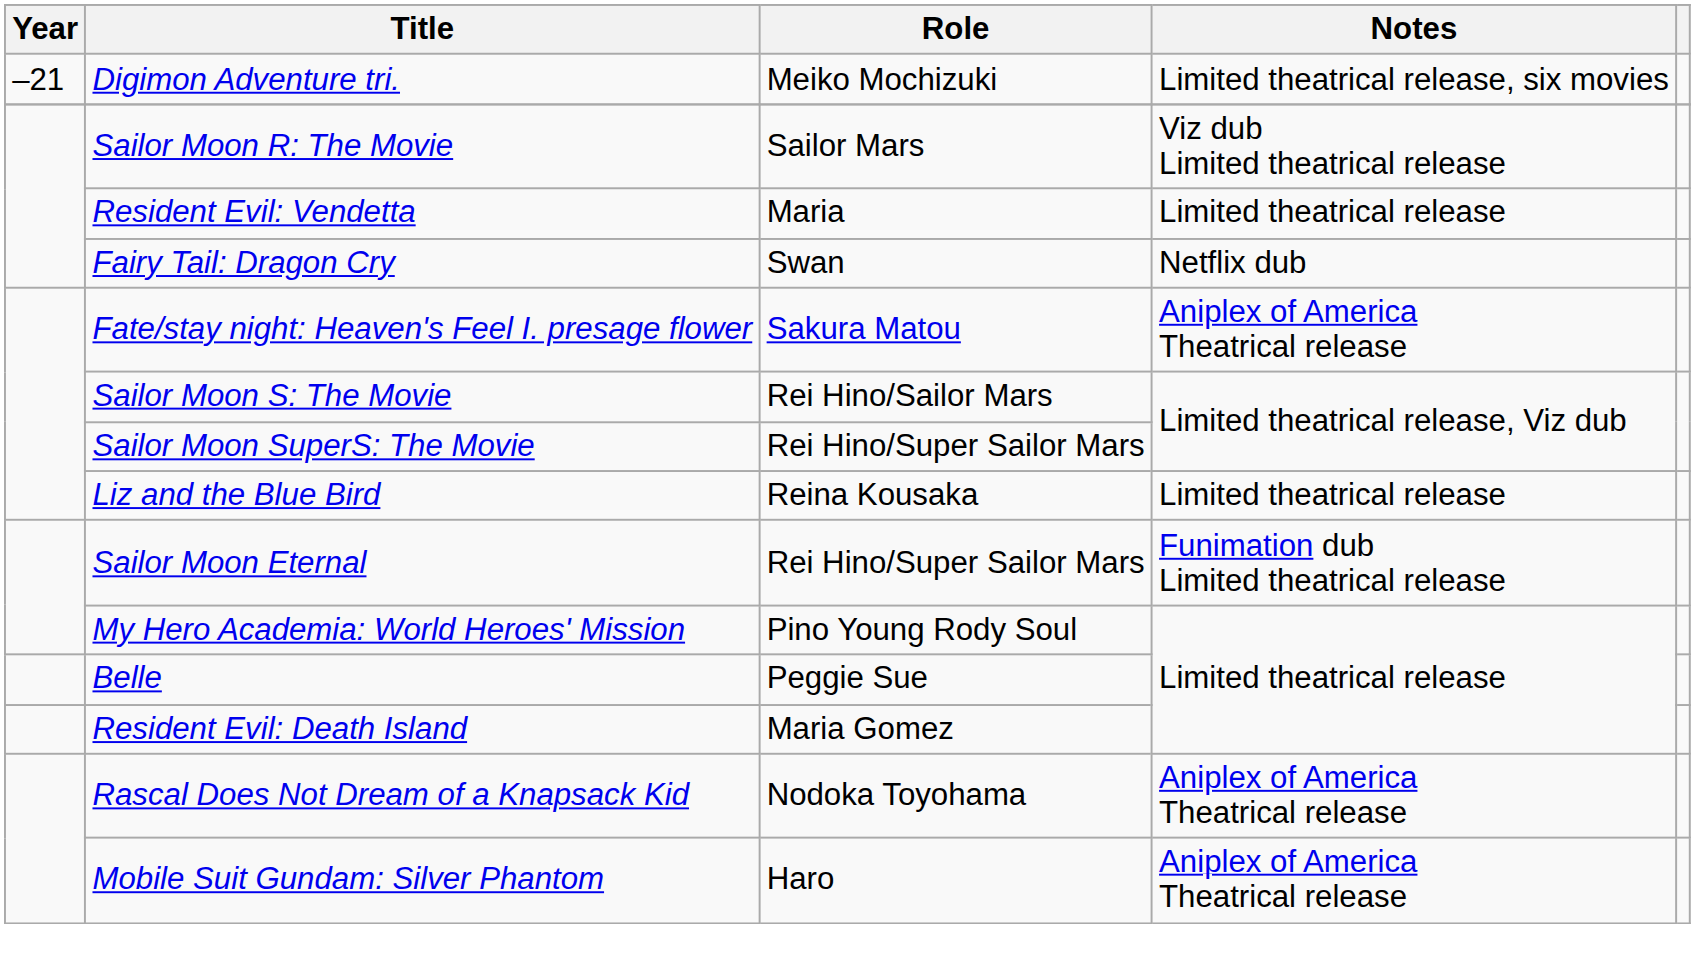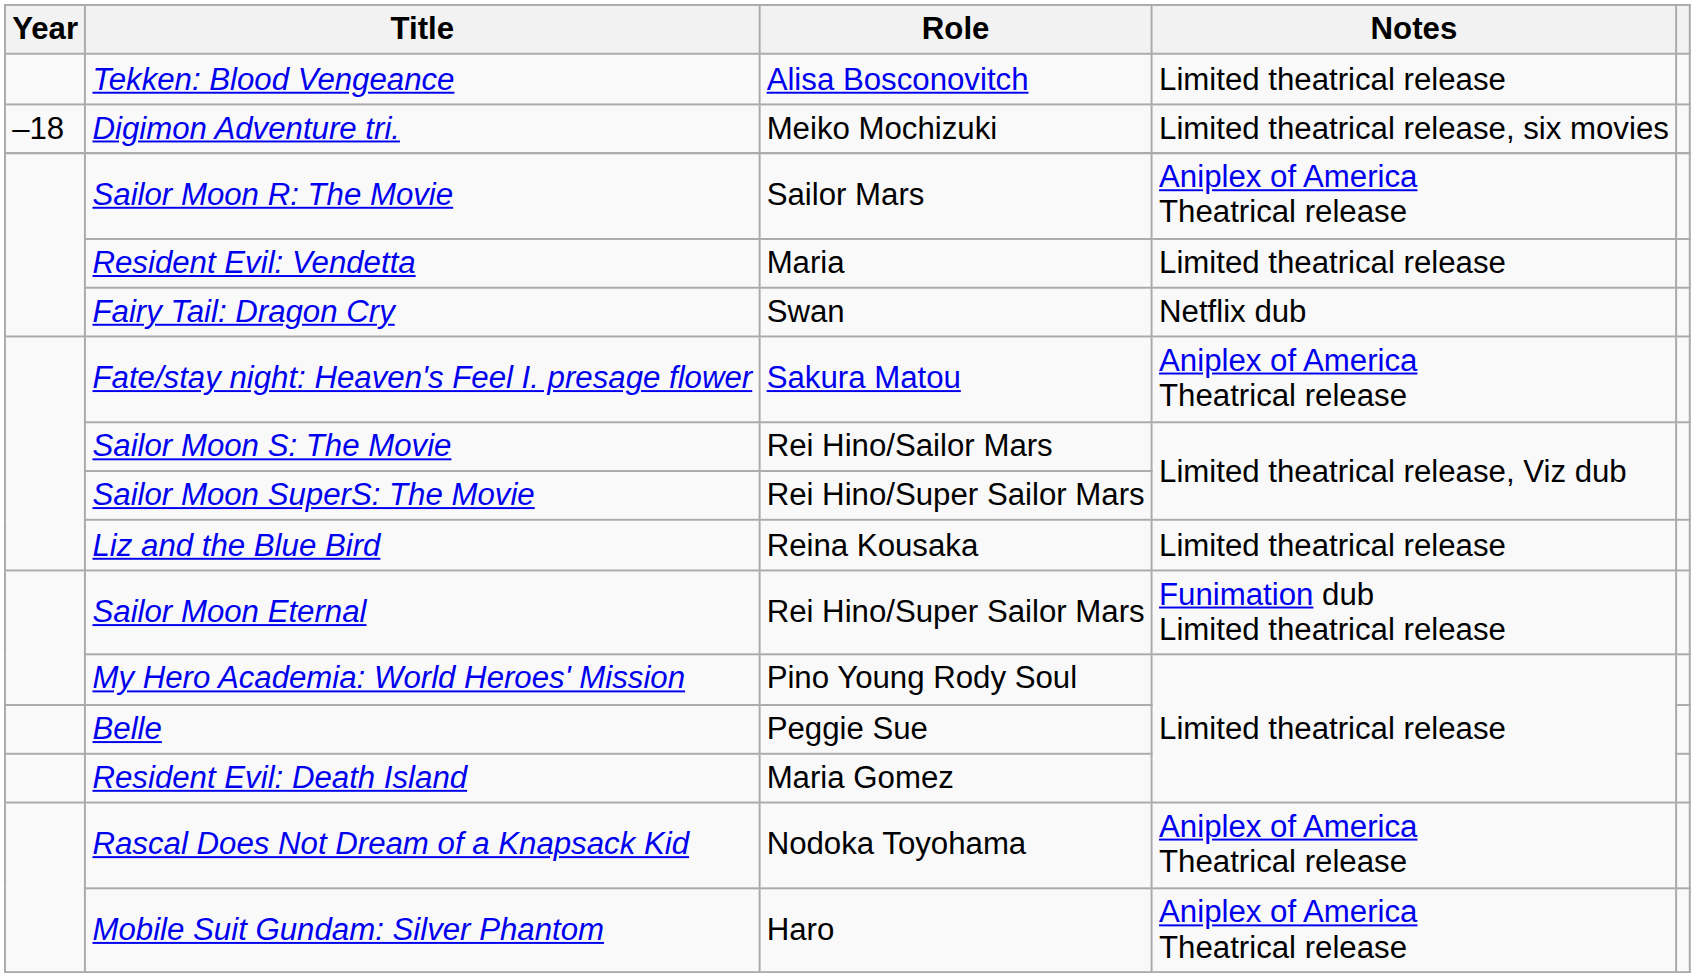+ row: (273, 78)
(38, 78) –21 -> (38, 128) –18
(1332, 145) Viz dub Limited theatrical release -> (1288, 195) Aniplex of America Theatrical release
